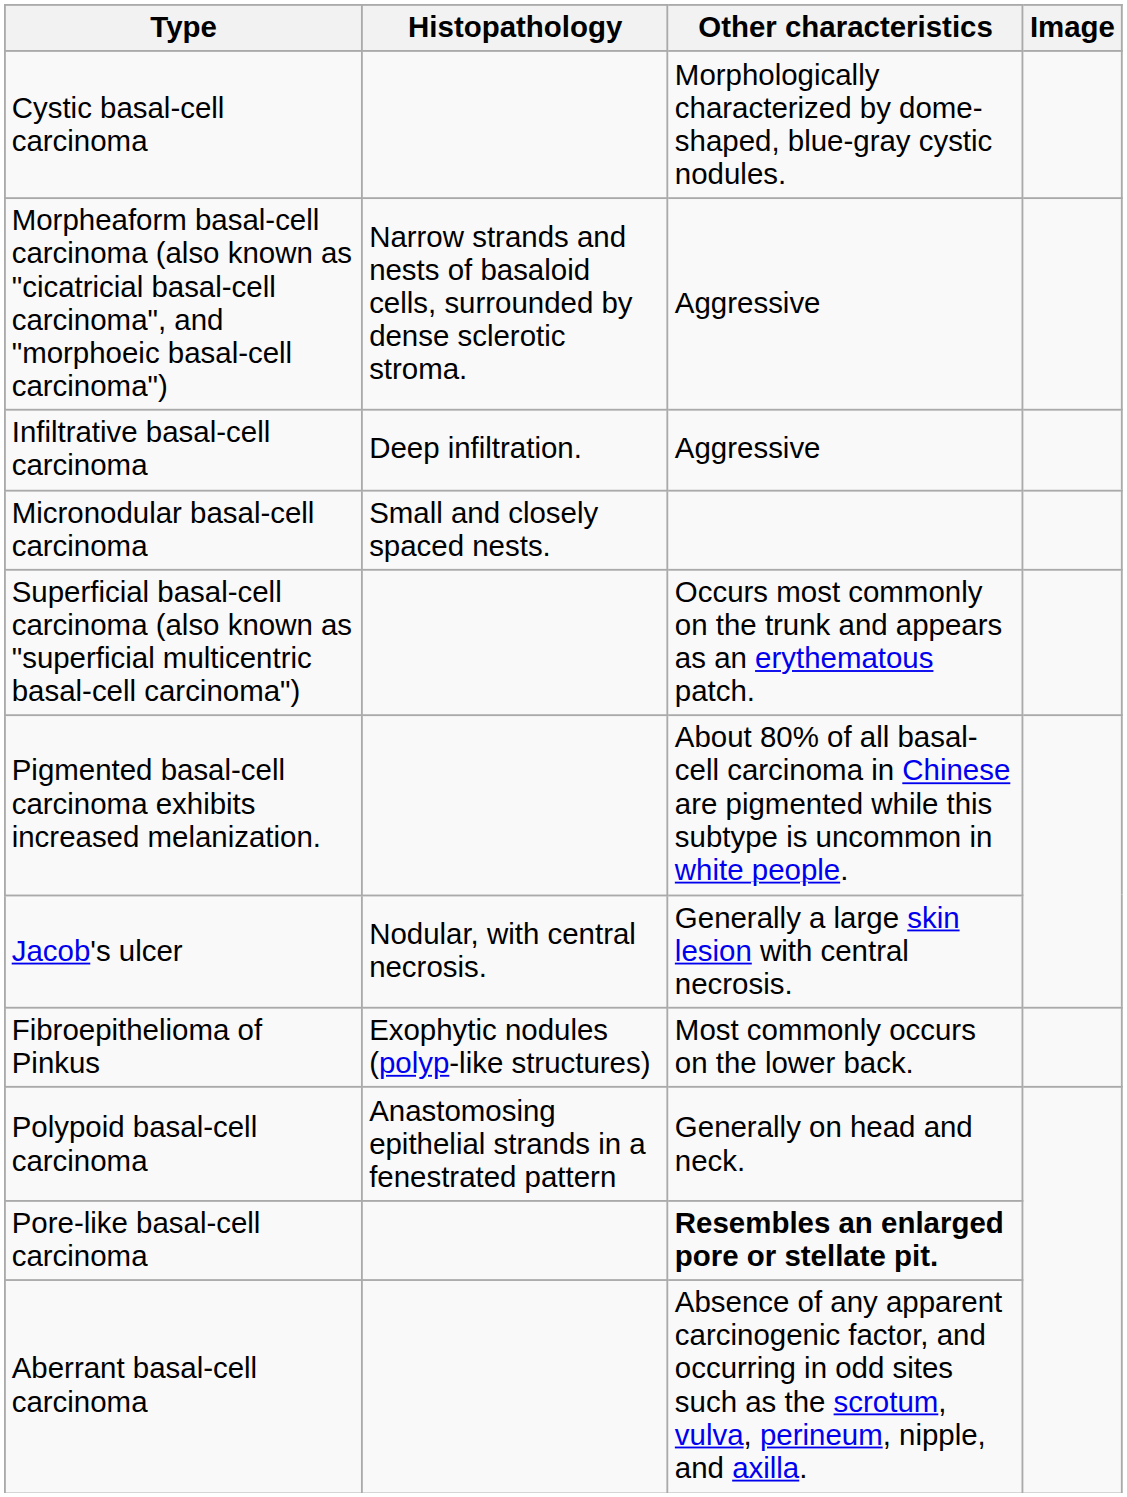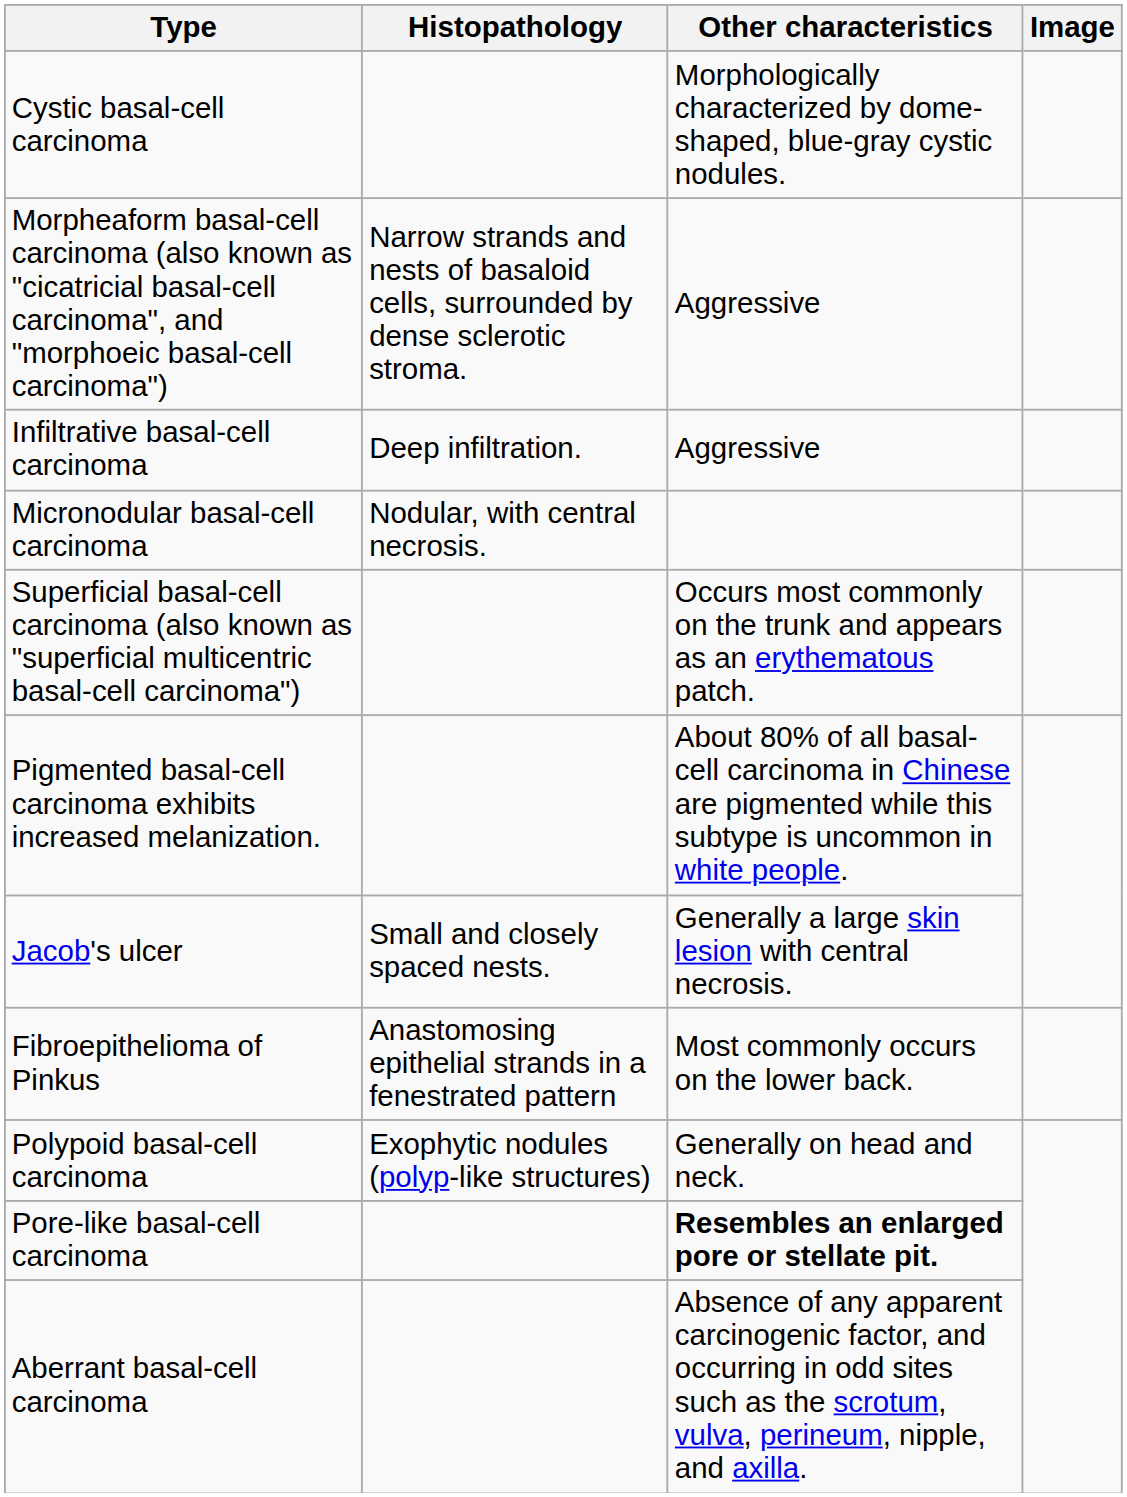(484, 529) Small and closely spaced nests. -> (502, 529) Nodular, with central necrosis.
(502, 950) Nodular, with central necrosis. -> (484, 950) Small and closely spaced nests.
(510, 1047) Exophytic nodules (polyp-like structures) -> (507, 1063) Anastomosing epithelial strands in a fenestrated pattern
(507, 1143) Anastomosing epithelial strands in a fenestrated pattern -> (510, 1160) Exophytic nodules (polyp-like structures)
